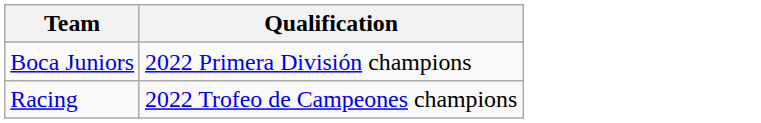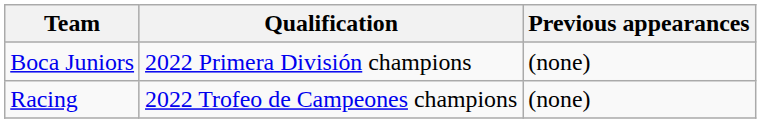+ column: (639, 23)
